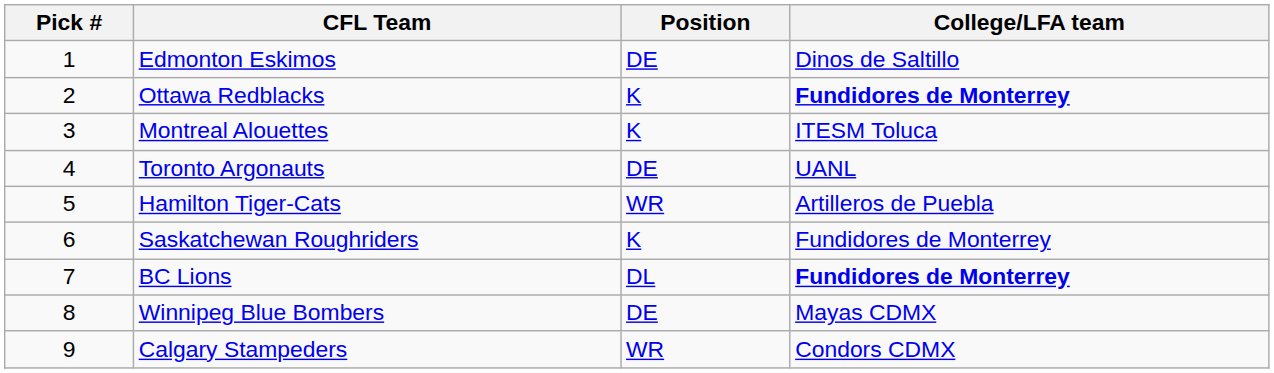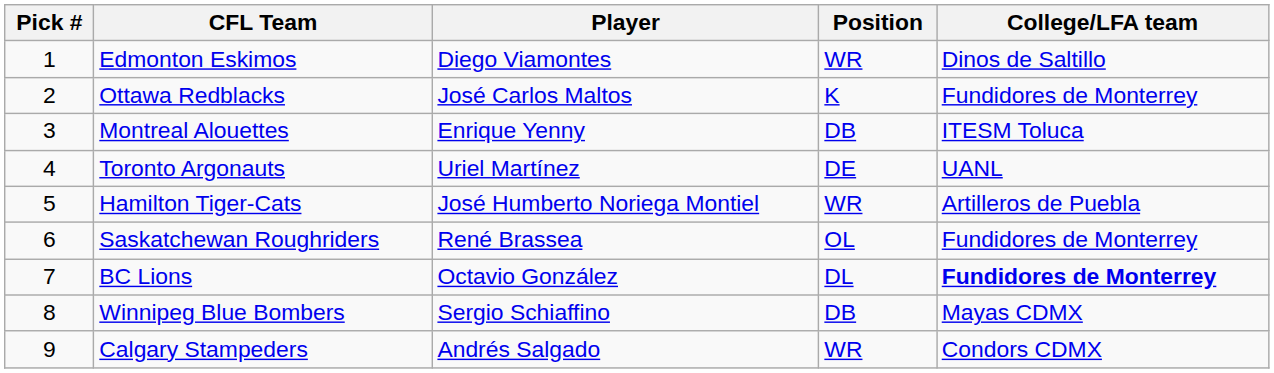+ column: (626, 22)
(642, 58) DE -> (843, 58) WR
(932, 95) bold -> (1070, 95) normal
(634, 131) K -> (840, 131) DB
(634, 240) K -> (840, 240) OL
(642, 312) DE -> (840, 312) DB
